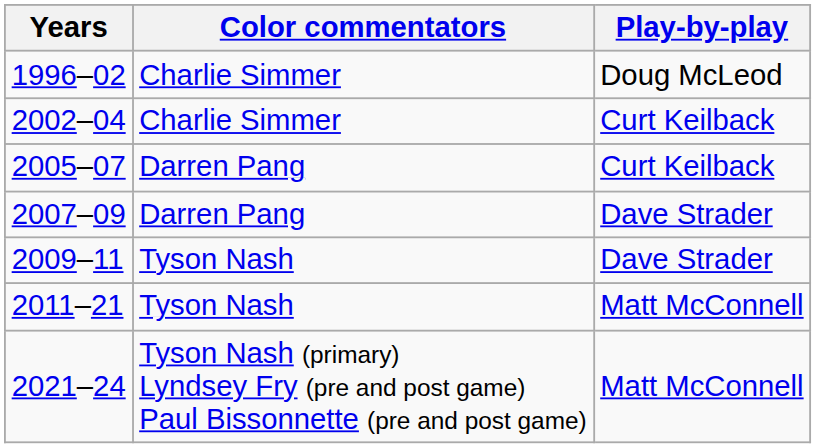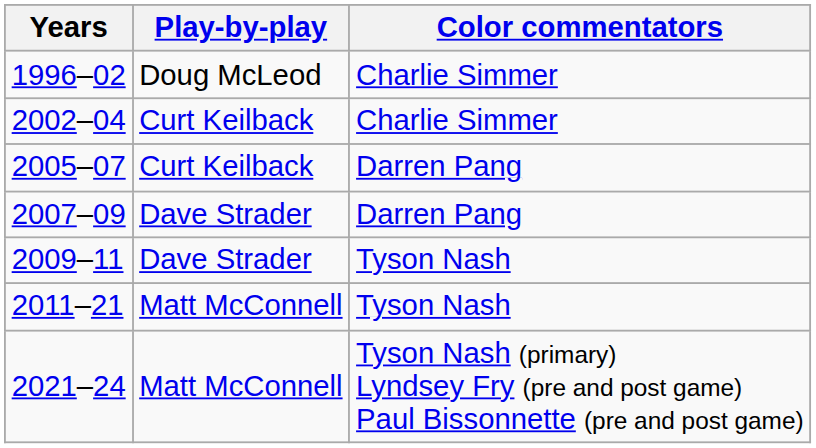columns swapped: (702, 27) <-> (363, 27)
